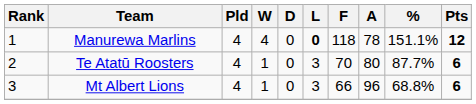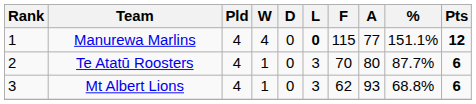(344, 39) 118 -> (344, 39) 115
(372, 39) 78 -> (372, 39) 77
(344, 87) 66 -> (344, 87) 62
(372, 87) 96 -> (372, 87) 93
